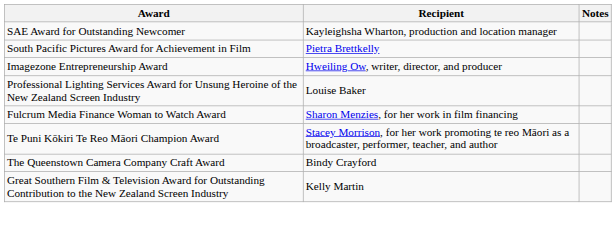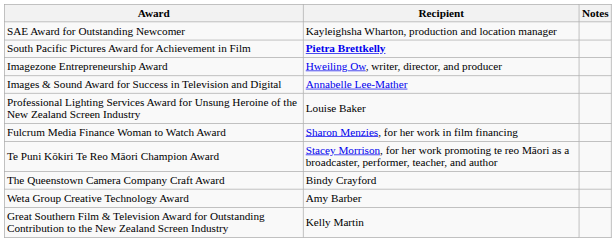(343, 48) normal -> (346, 48) bold
+ row: (144, 84)
+ row: (98, 198)
